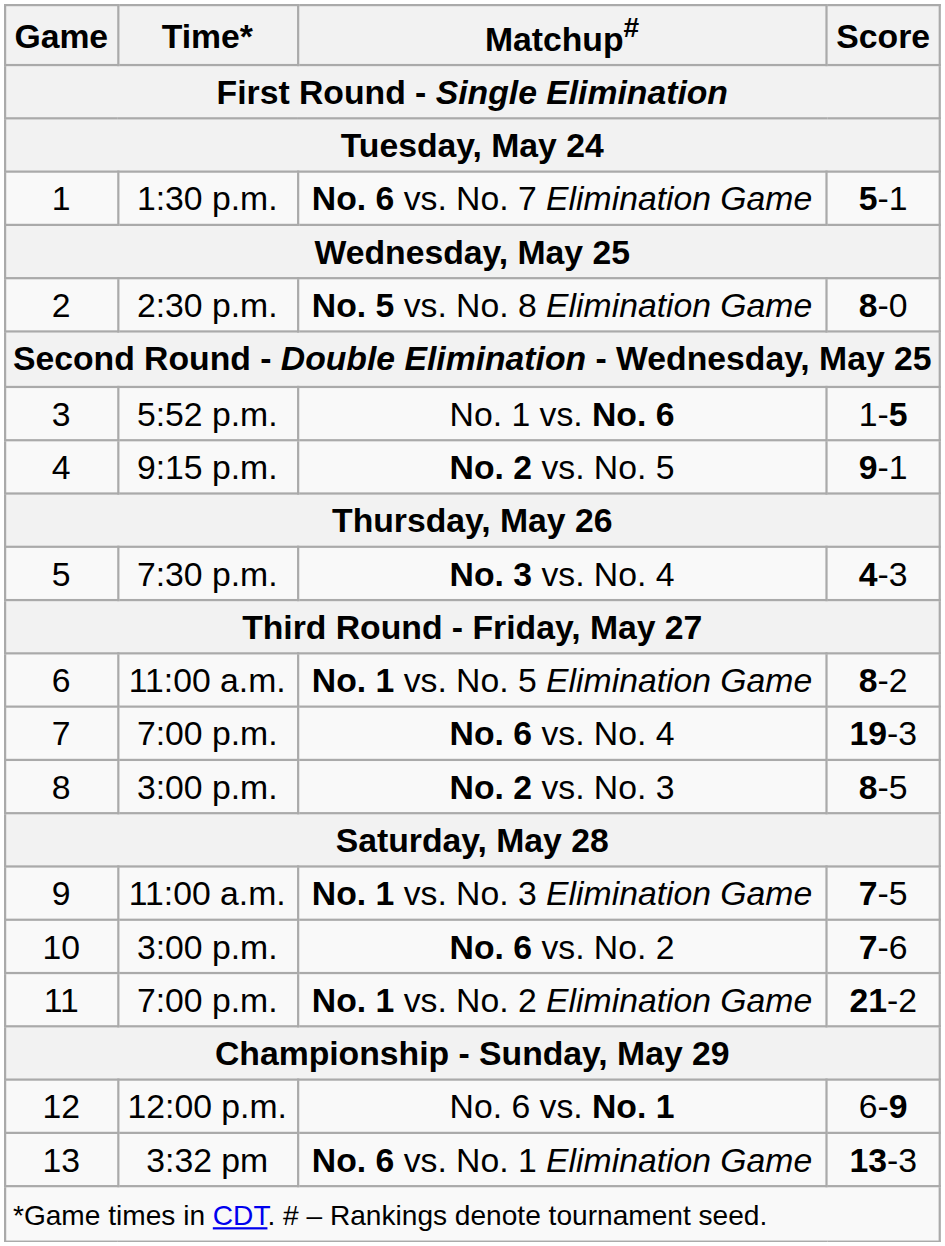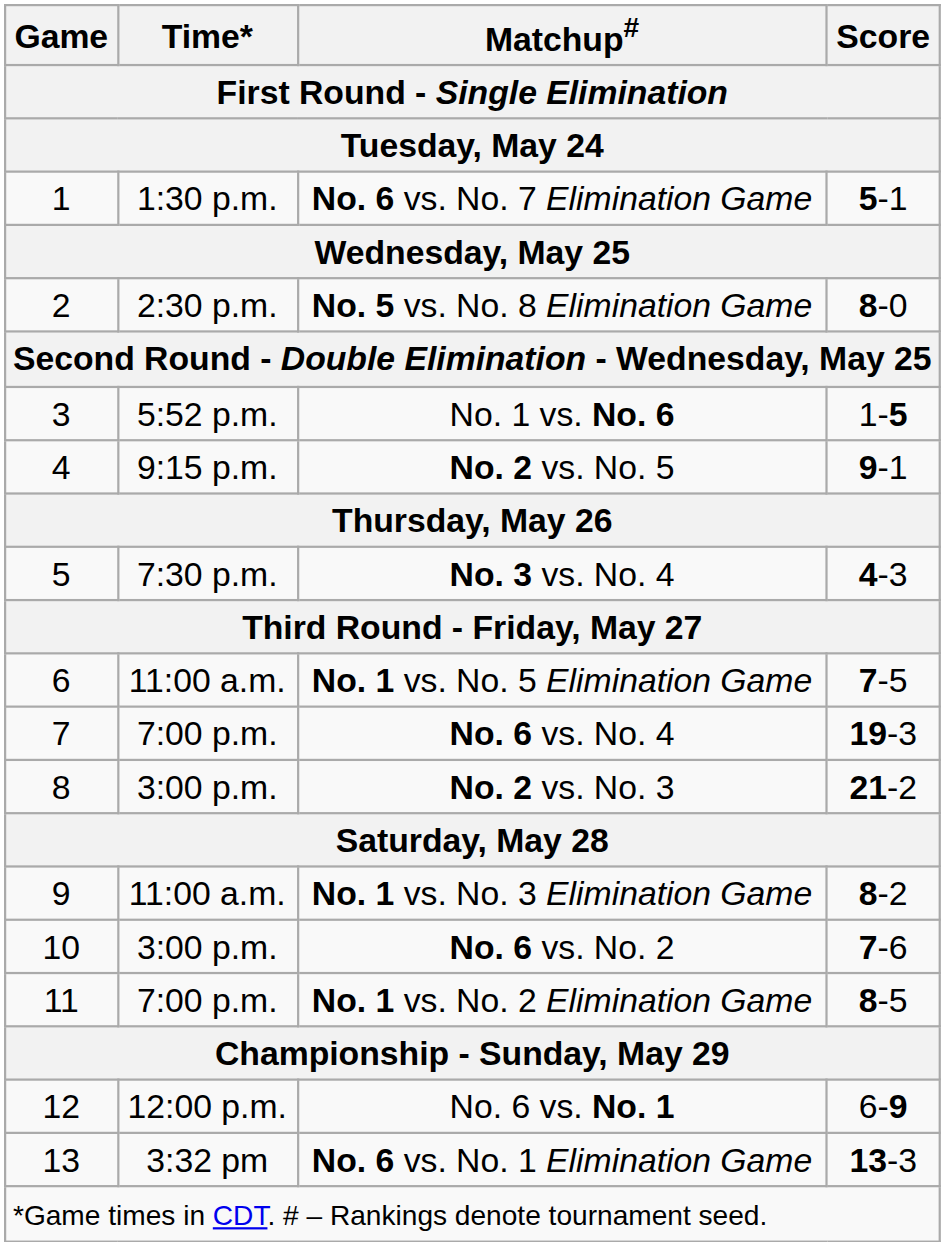(883, 680) 8-2 -> (883, 680) 7-5
(883, 787) 8-5 -> (883, 787) 21-2
(883, 894) 7-5 -> (883, 894) 8-2
(883, 1000) 21-2 -> (883, 1000) 8-5
